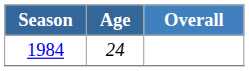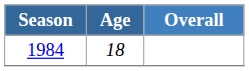(115, 50) 24 -> (115, 50) 18
